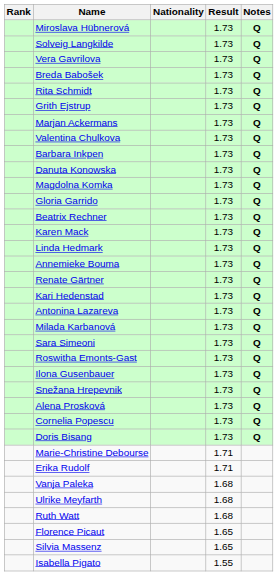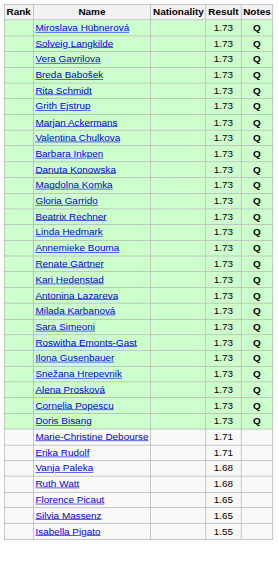- row: (62, 232)
- row: (69, 500)
